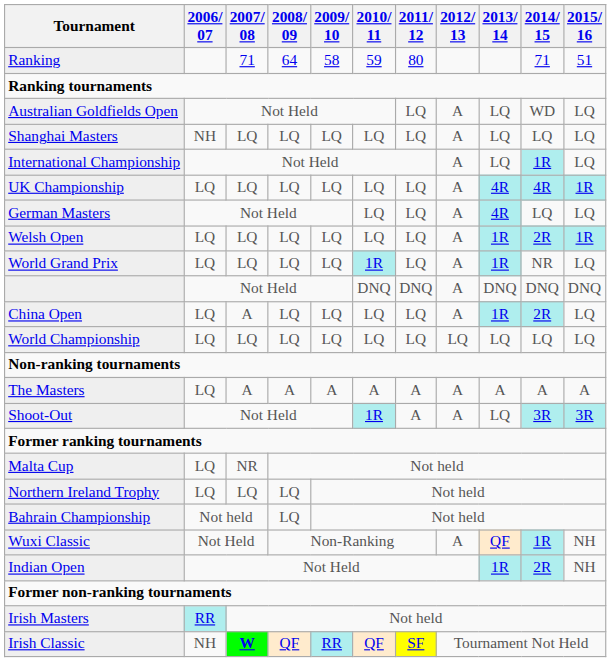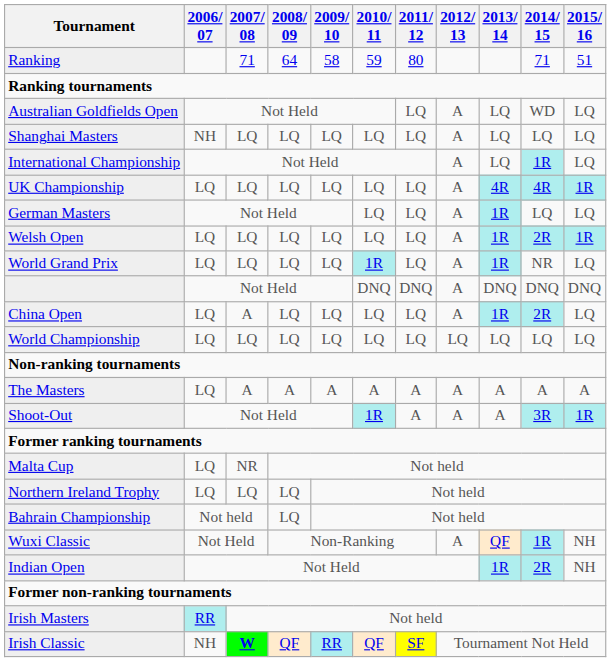(500, 212) 4R -> (500, 212) 1R
(500, 415) LQ -> (500, 415) A
(584, 415) 3R -> (584, 415) 1R
